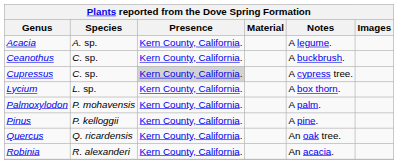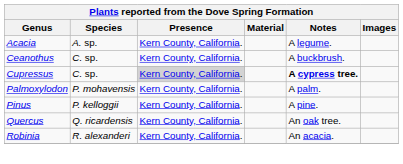(321, 74) normal -> (323, 74) bold
- row: (22, 89)
